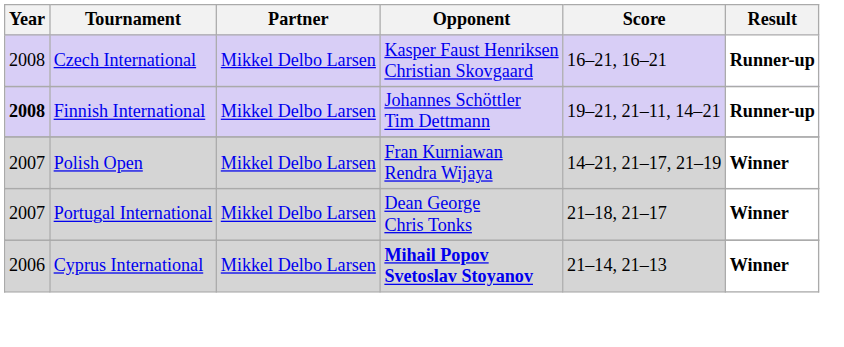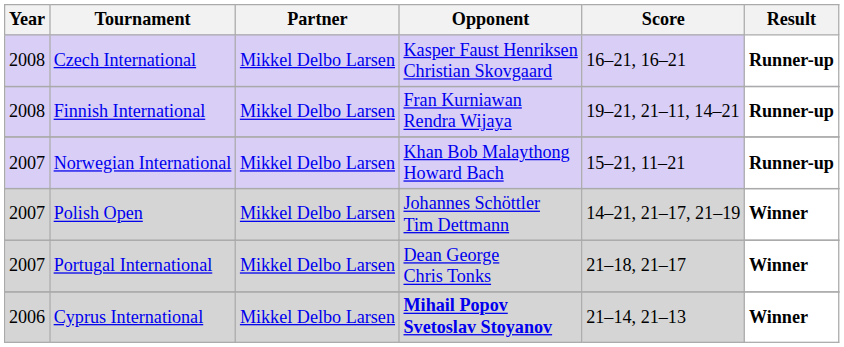(27, 111) bold -> (27, 111) normal
(453, 111) Johannes Schöttler Tim Dettmann -> (463, 111) Fran Kurniawan Rendra Wijaya
+ row: (143, 163)
(444, 163) Fran Kurniawan Rendra Wijaya -> (472, 214) Johannes Schöttler Tim Dettmann
